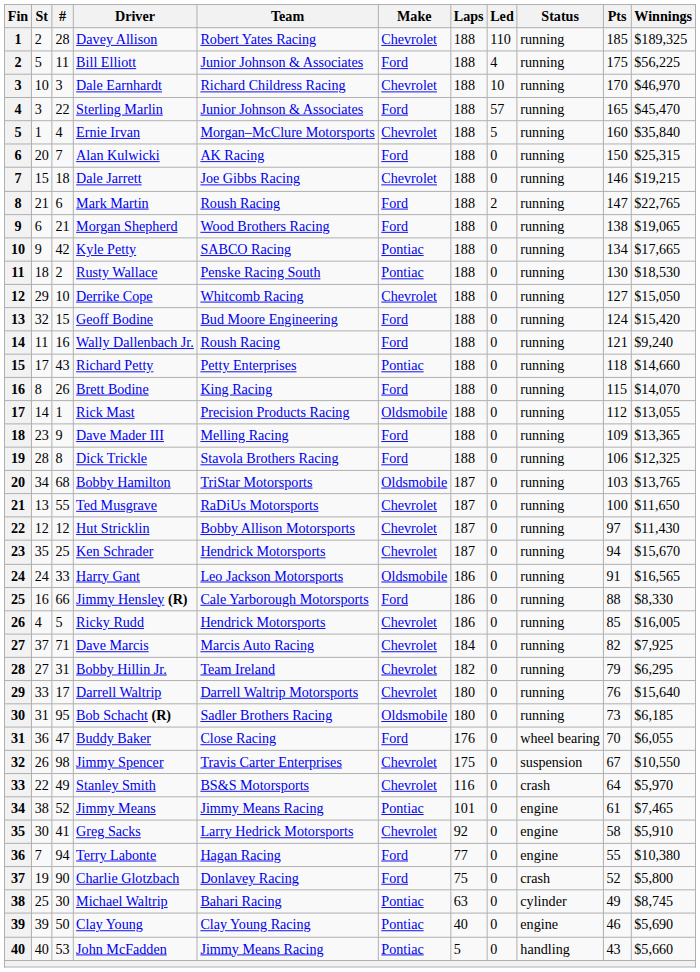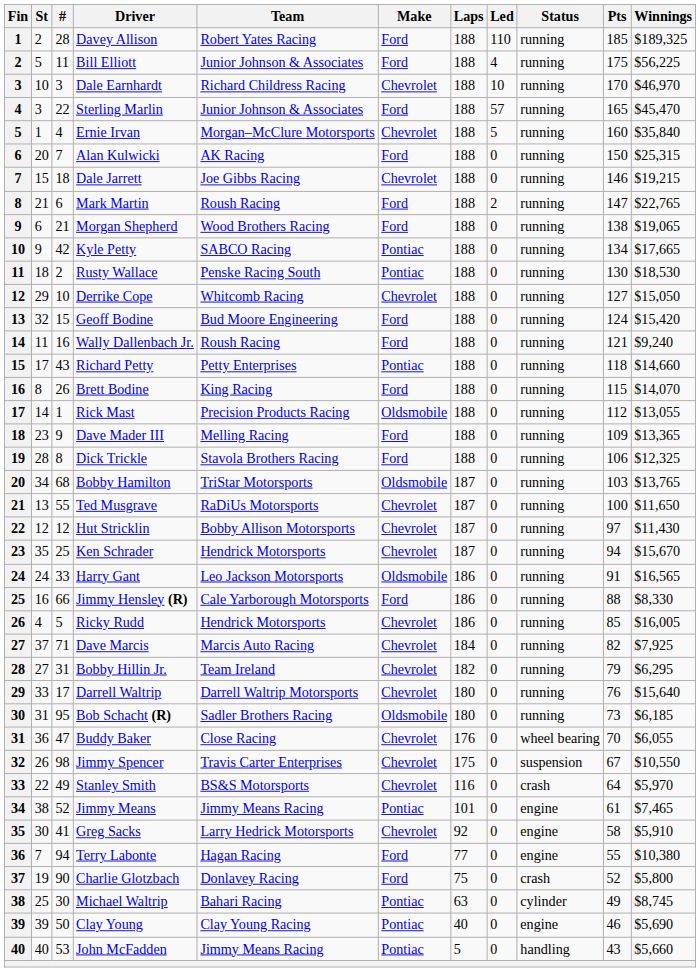(409, 39) Chevrolet -> (395, 39) Ford
(395, 738) Ford -> (409, 738) Chevrolet
